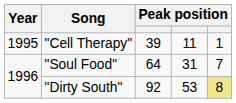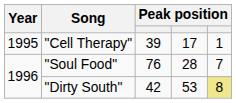(190, 43) 11 -> (190, 43) 17
(153, 65) 64 -> (153, 65) 76
(190, 65) 31 -> (190, 65) 28
(153, 87) 92 -> (153, 87) 42
